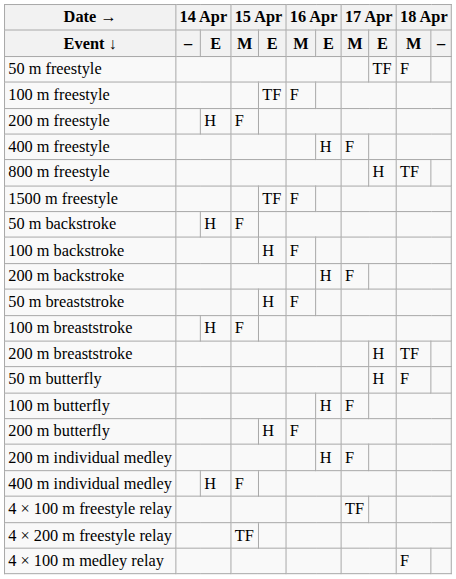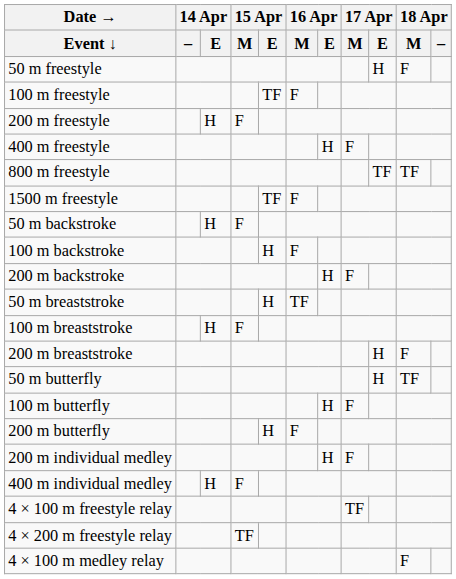(382, 69) TF -> (378, 69) H
(378, 172) H -> (382, 172) TF
(294, 302) F -> (299, 302) TF
(410, 353) TF -> (405, 353) F
(405, 379) F -> (410, 379) TF
